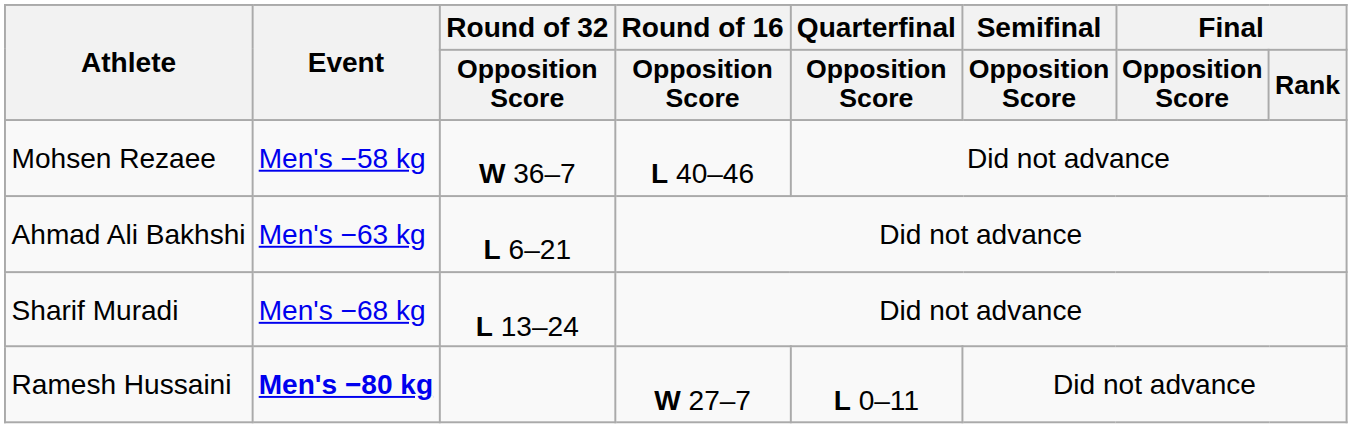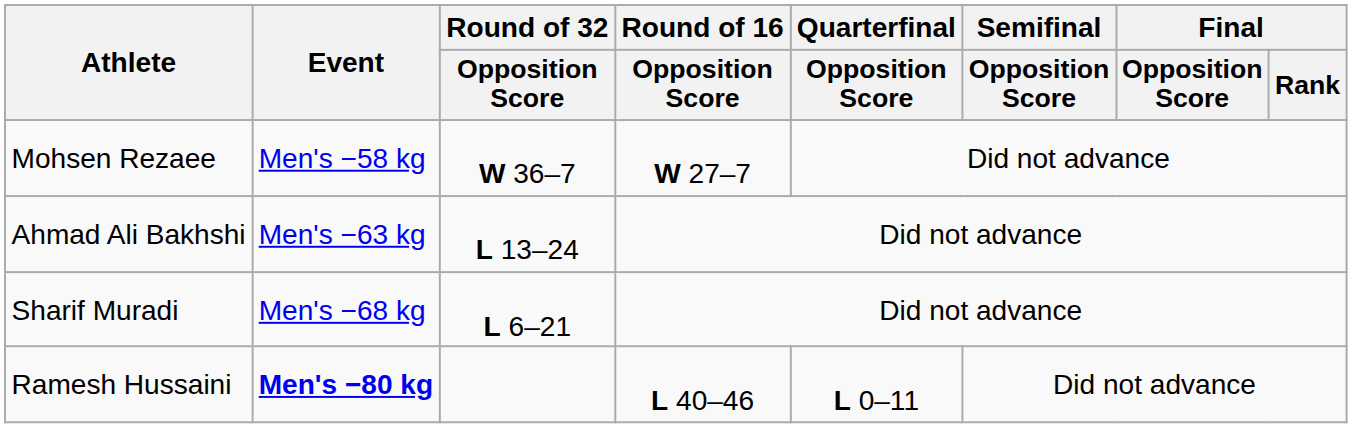(703, 174) L 40–46 -> (703, 174) W 27–7
(527, 250) L 6–21 -> (527, 250) L 13–24
(527, 325) L 13–24 -> (527, 325) L 6–21
(703, 401) W 27–7 -> (703, 401) L 40–46
